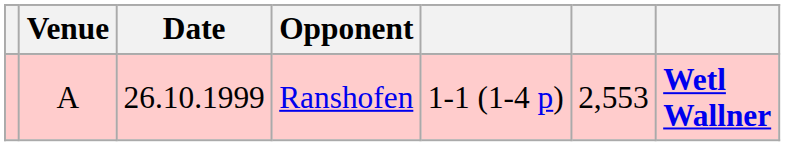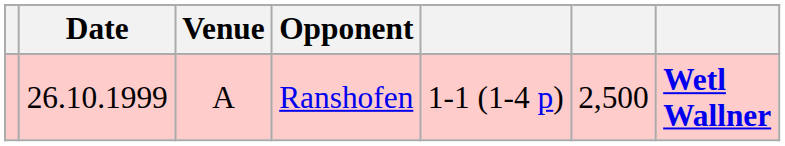columns swapped: (194, 29) <-> (68, 29)
(613, 96) 2,553 -> (613, 96) 2,500
